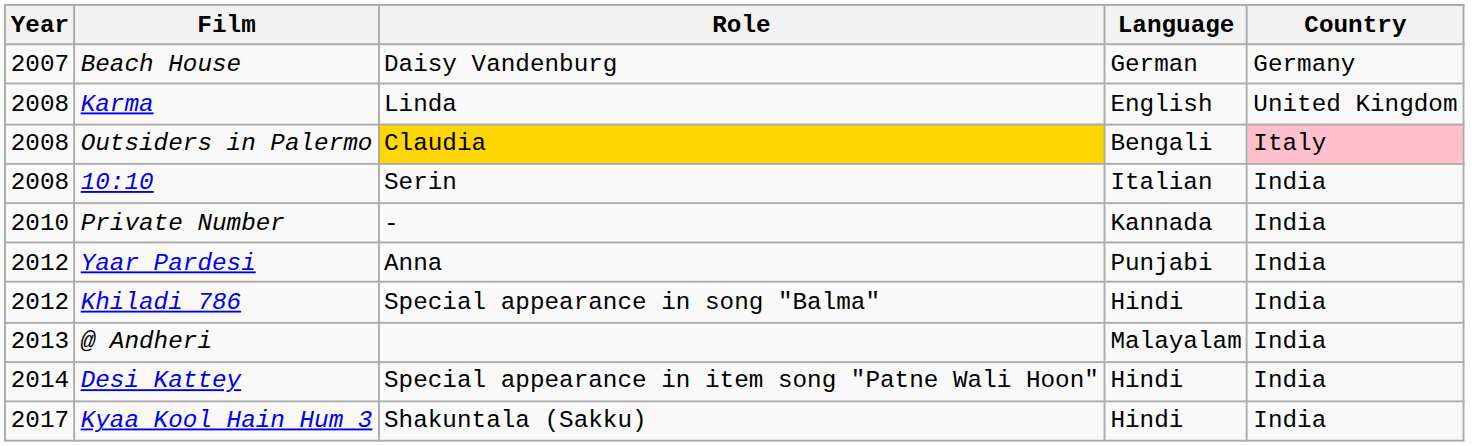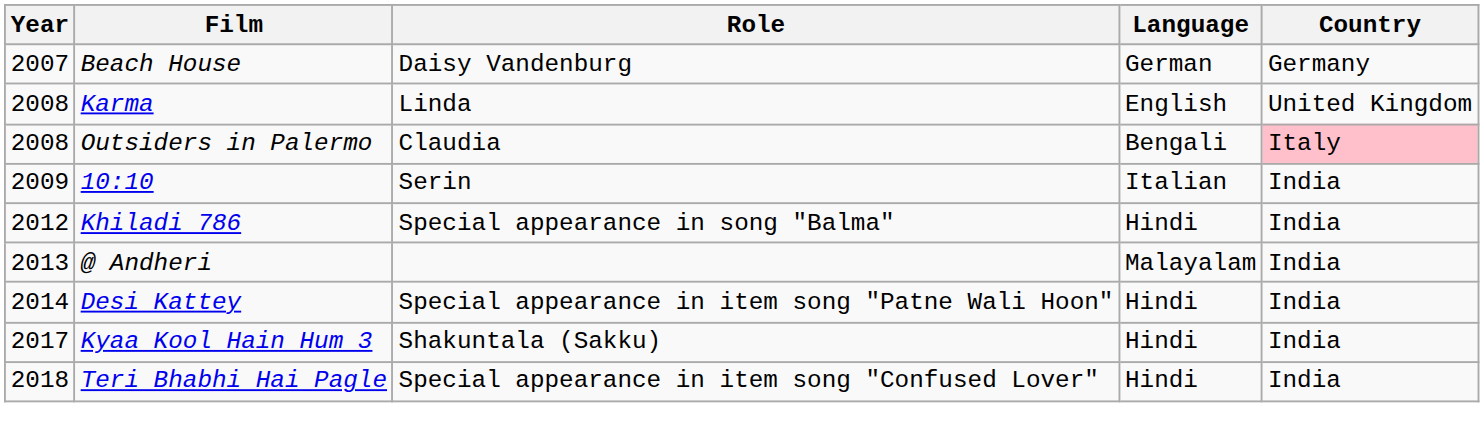(435, 144) gold background -> (450, 144) no background
(40, 183) 2008 -> (40, 183) 2009
- row: (183, 223)
- row: (168, 262)
+ row: (234, 381)
